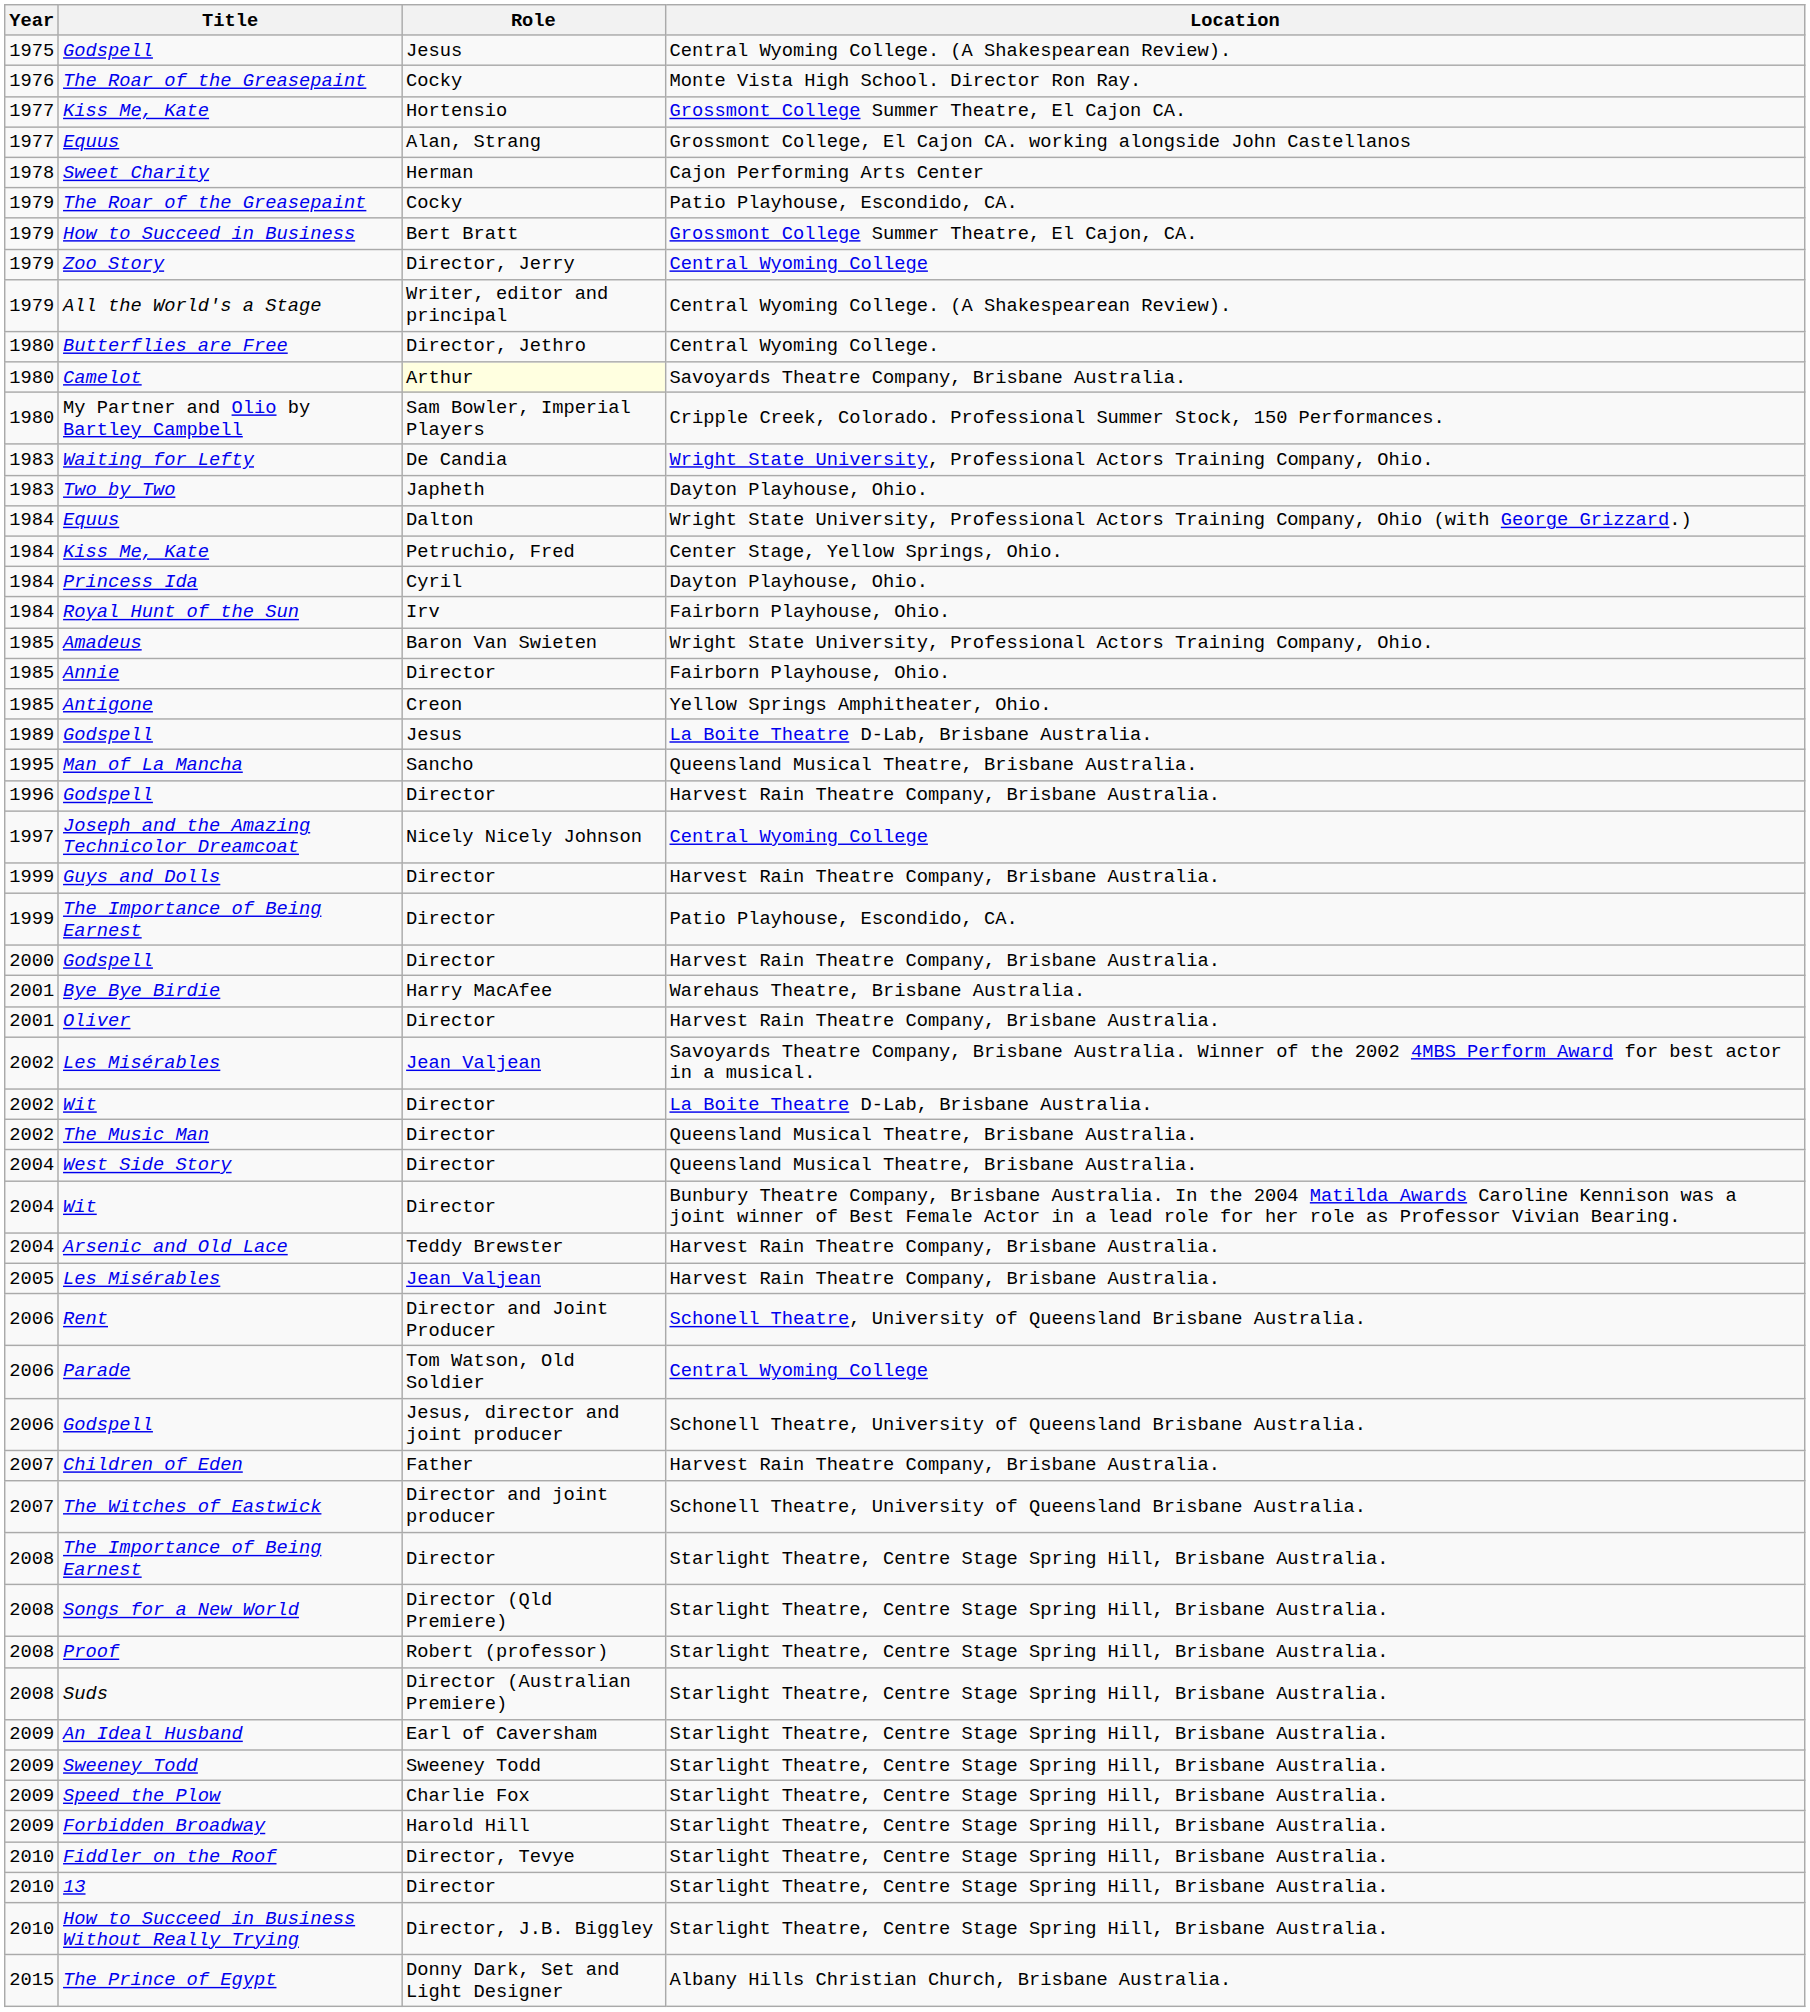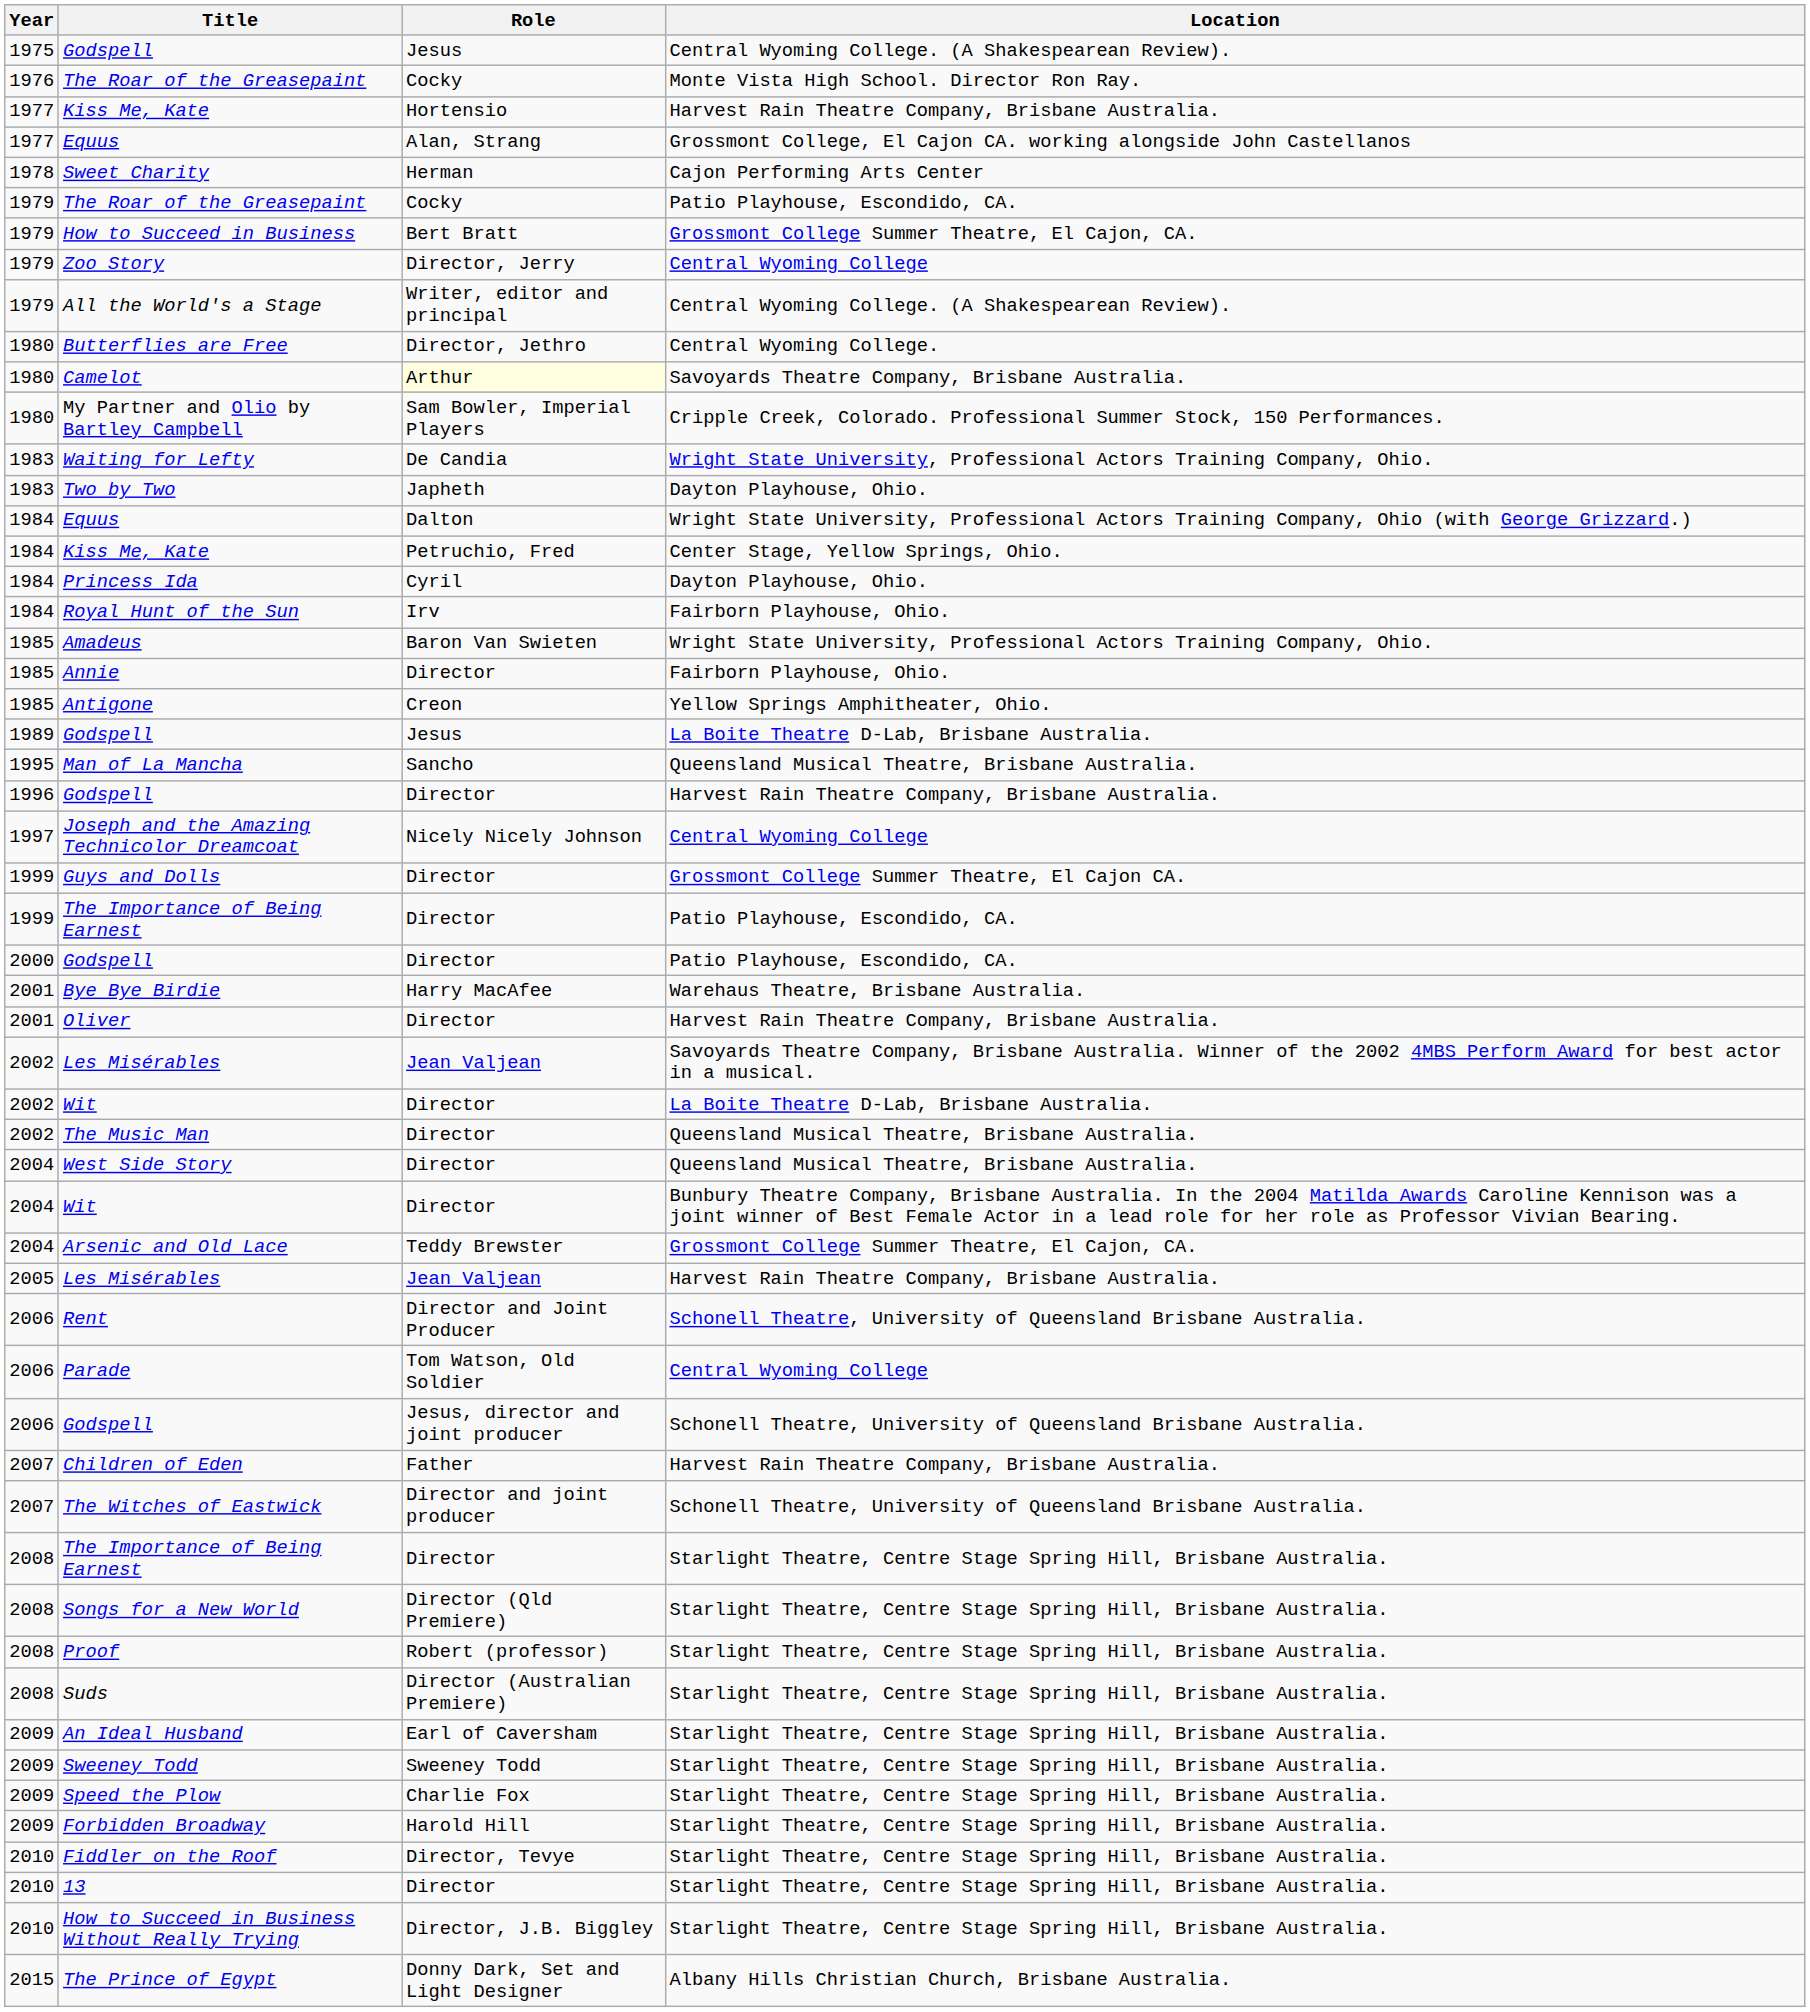(928, 112) Grossmont College Summer Theatre, El Cajon CA. -> (945, 112) Harvest Rain Theatre Company, Brisbane Australia.
(945, 878) Harvest Rain Theatre Company, Brisbane Australia. -> (928, 878) Grossmont College Summer Theatre, El Cajon CA.
(945, 961) Harvest Rain Theatre Company, Brisbane Australia. -> (844, 961) Patio Playhouse, Escondido, CA.
(945, 1248) Harvest Rain Theatre Company, Brisbane Australia. -> (934, 1248) Grossmont College Summer Theatre, El Cajon, CA.
